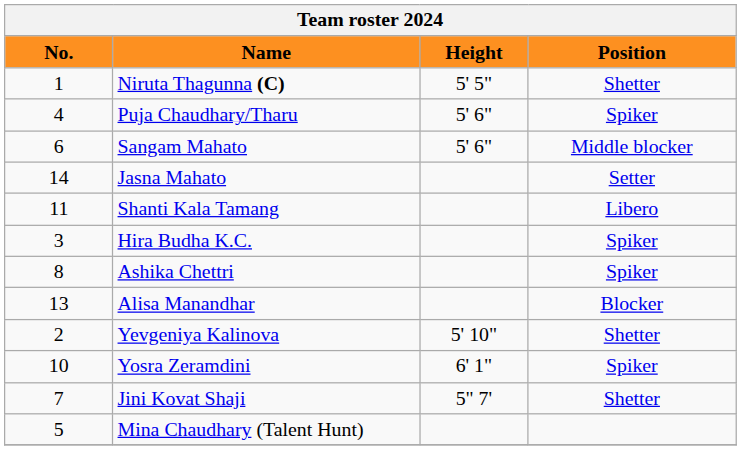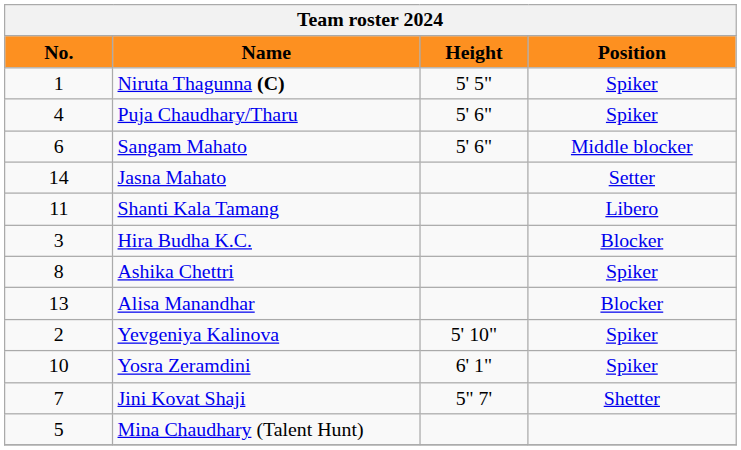(632, 83) Shetter -> (632, 83) Spiker
(632, 240) Spiker -> (632, 240) Blocker
(632, 334) Shetter -> (632, 334) Spiker
